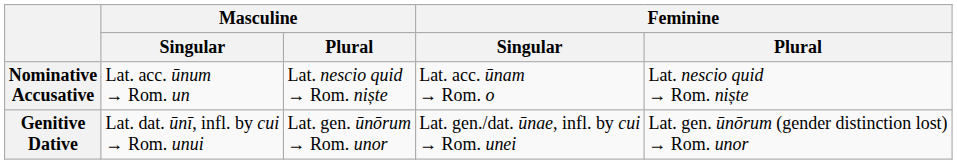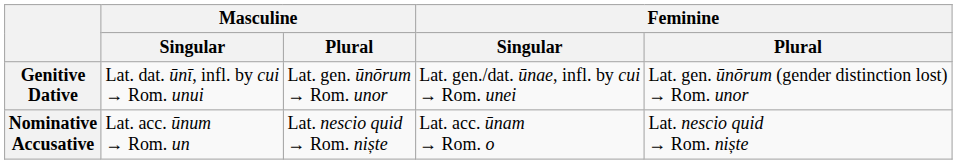rows swapped: (53, 85) <-> (53, 134)
